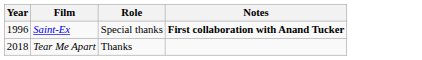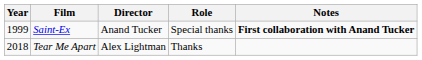+ column: (133, 13)
(18, 30) 1996 -> (18, 30) 1999
